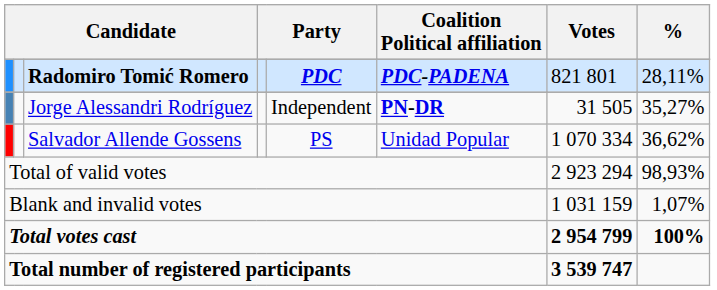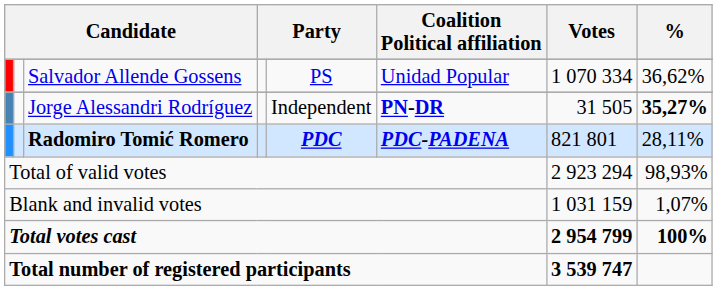rows swapped: (135, 140) <-> (138, 75)
(673, 107) normal -> (675, 107) bold
